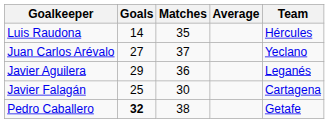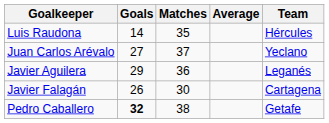(137, 90) 25 -> (137, 90) 26
